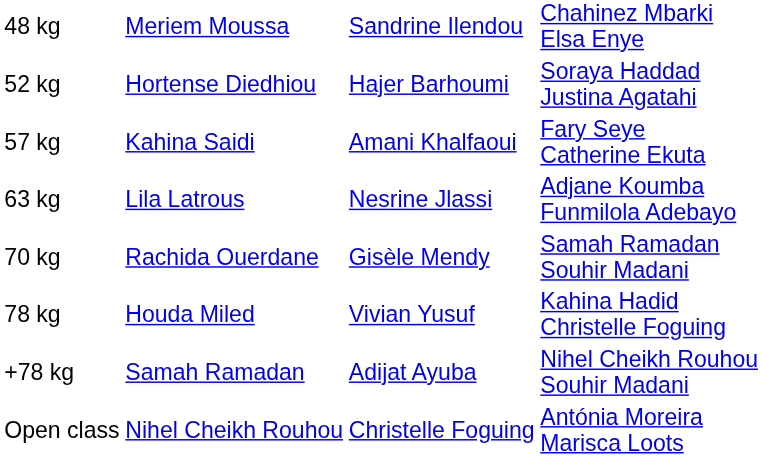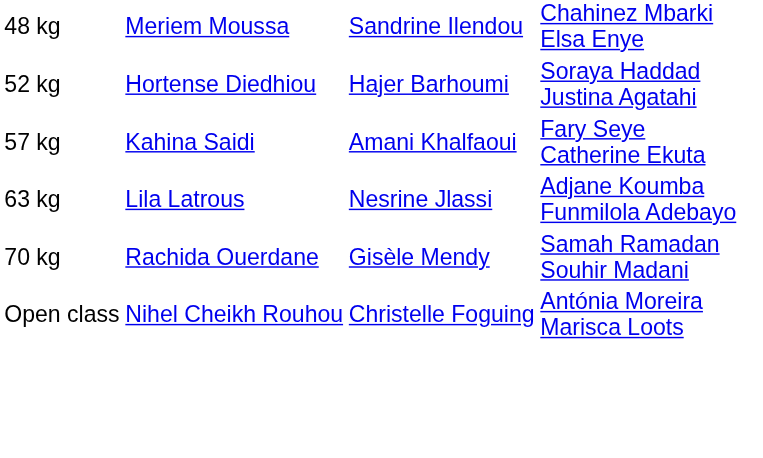- row: (33, 315)
- row: (39, 372)
